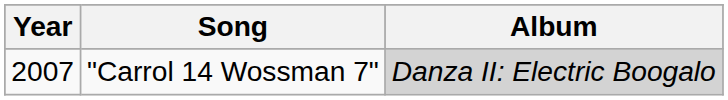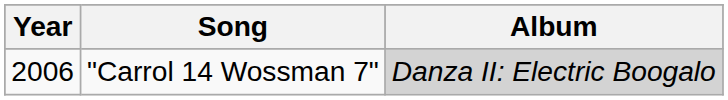(43, 71) 2007 -> (43, 71) 2006
